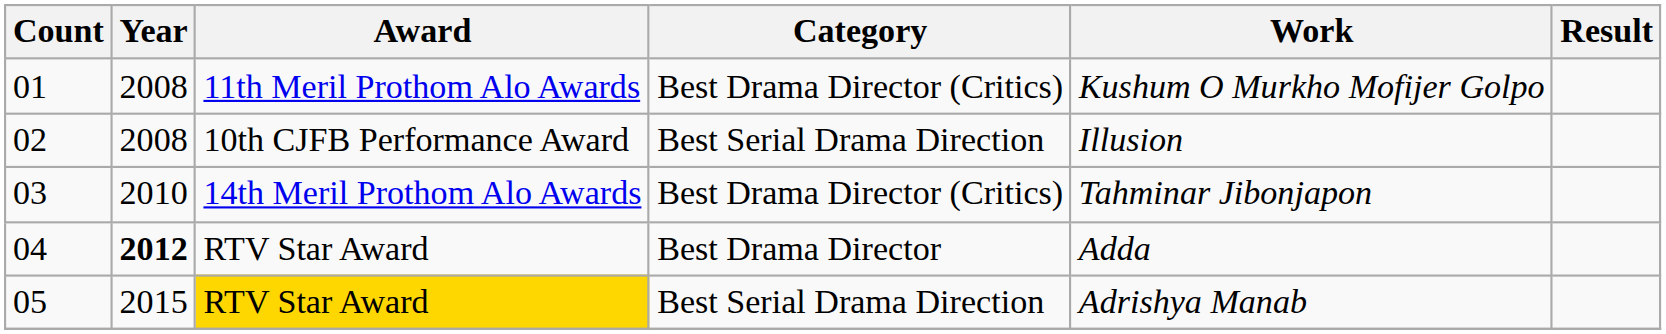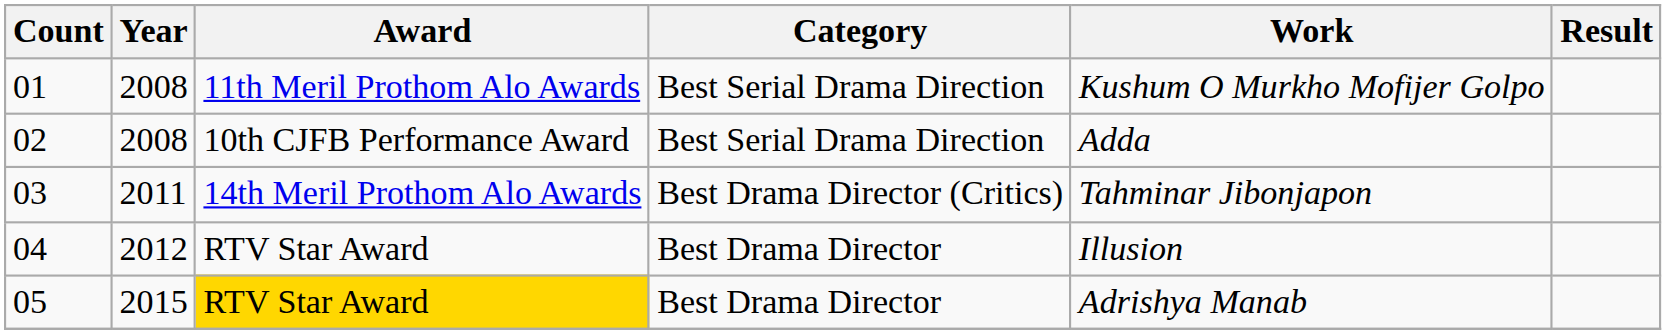(860, 85) Best Drama Director (Critics) -> (851, 85) Best Serial Drama Direction
(1131, 139) Illusion -> (1115, 139) Adda
(154, 193) 2010 -> (153, 193) 2011
(154, 247) bold -> (154, 247) normal
(1115, 247) Adda -> (1131, 247) Illusion
(851, 301) Best Serial Drama Direction -> (799, 301) Best Drama Director
